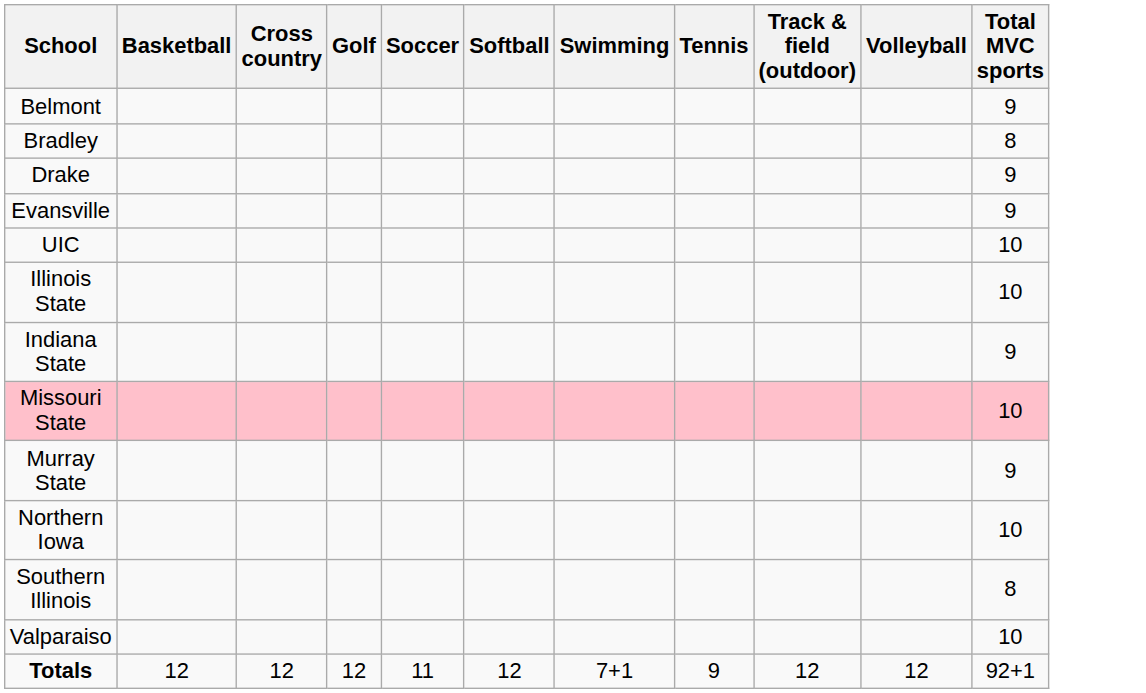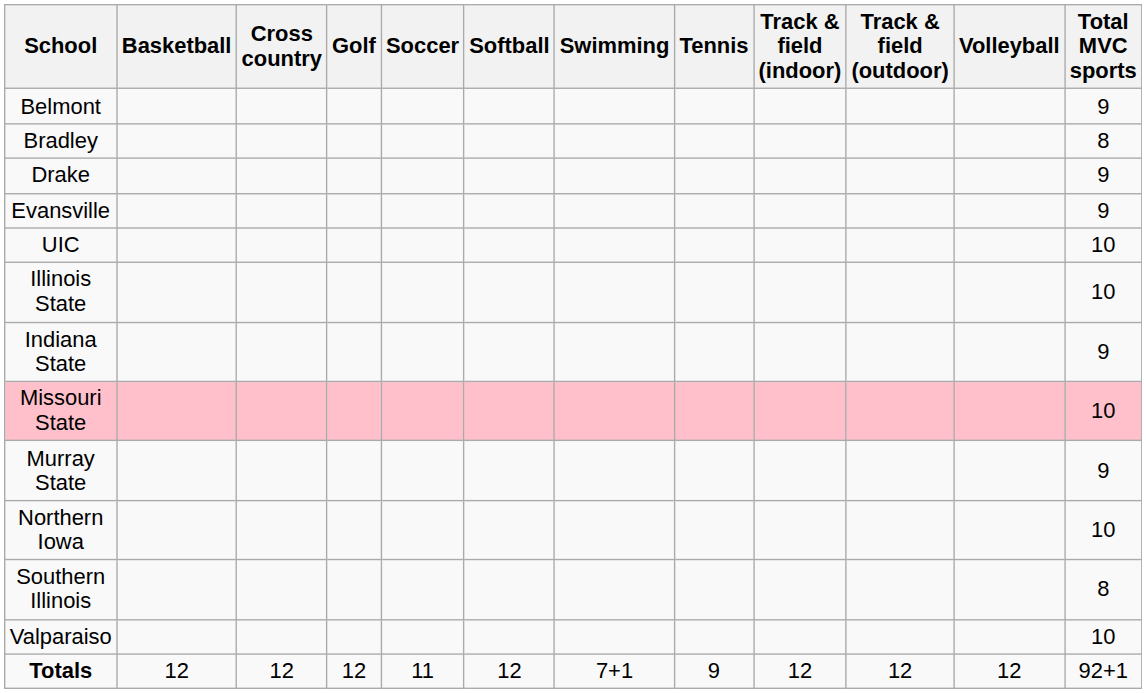+ column: (800, 46)
